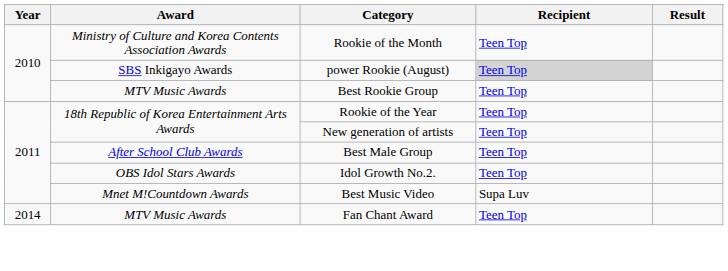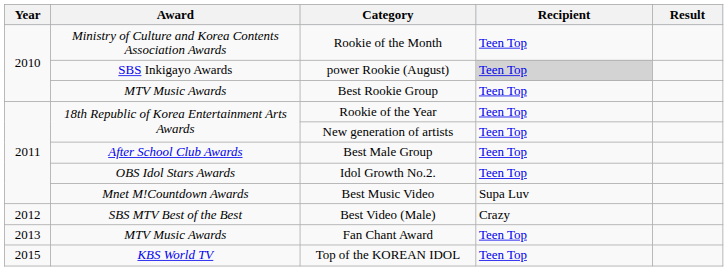+ row: (388, 214)
(28, 214) 2014 -> (28, 234) 2013
+ row: (388, 255)
